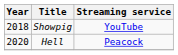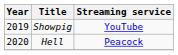(18, 27) 2018 -> (18, 27) 2019
